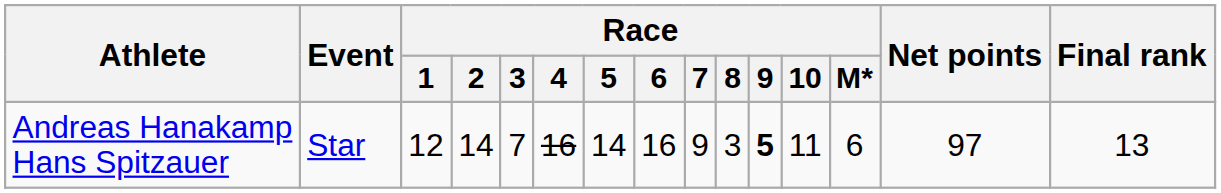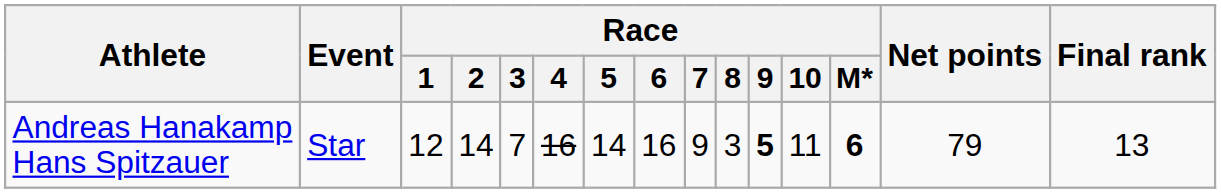(854, 145) normal -> (854, 145) bold
(965, 145) 97 -> (965, 145) 79
